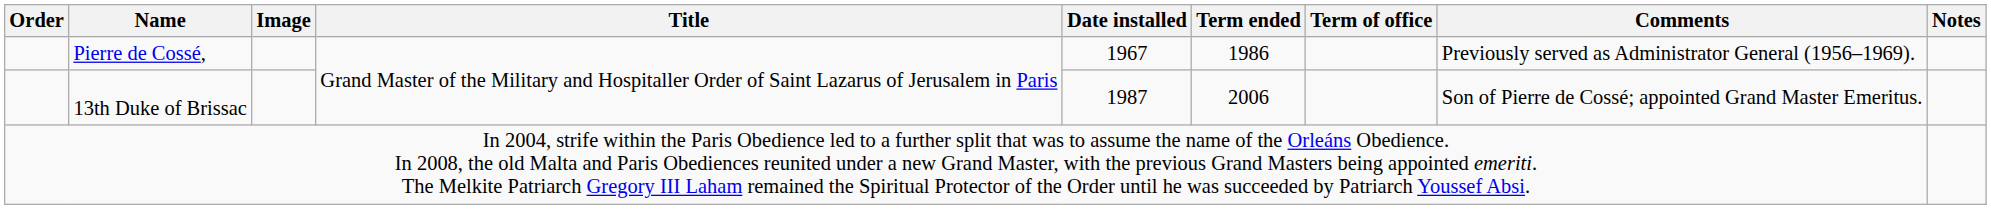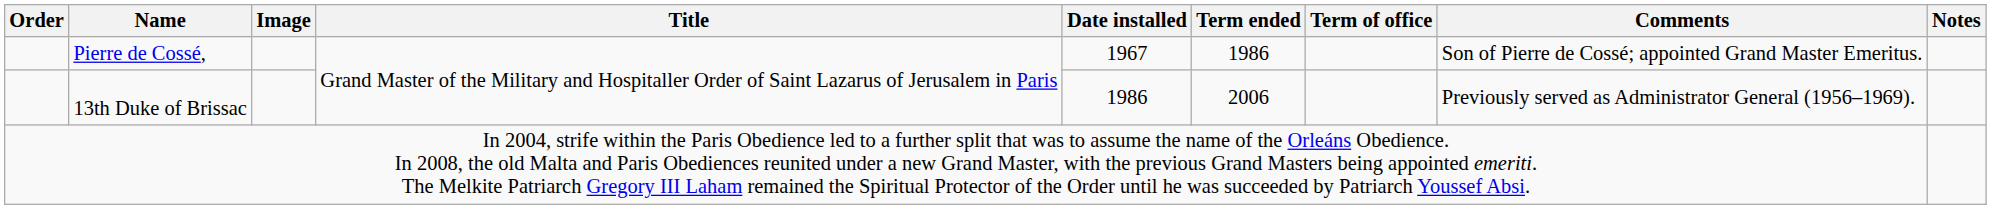(1678, 53) Previously served as Administrator General (1956–1969). -> (1682, 53) Son of Pierre de Cossé; appointed Grand Master Emeritus.
(1127, 97) 1987 -> (1127, 97) 1986
(1682, 97) Son of Pierre de Cossé; appointed Grand Master Emeritus. -> (1678, 97) Previously served as Administrator General (1956–1969).
